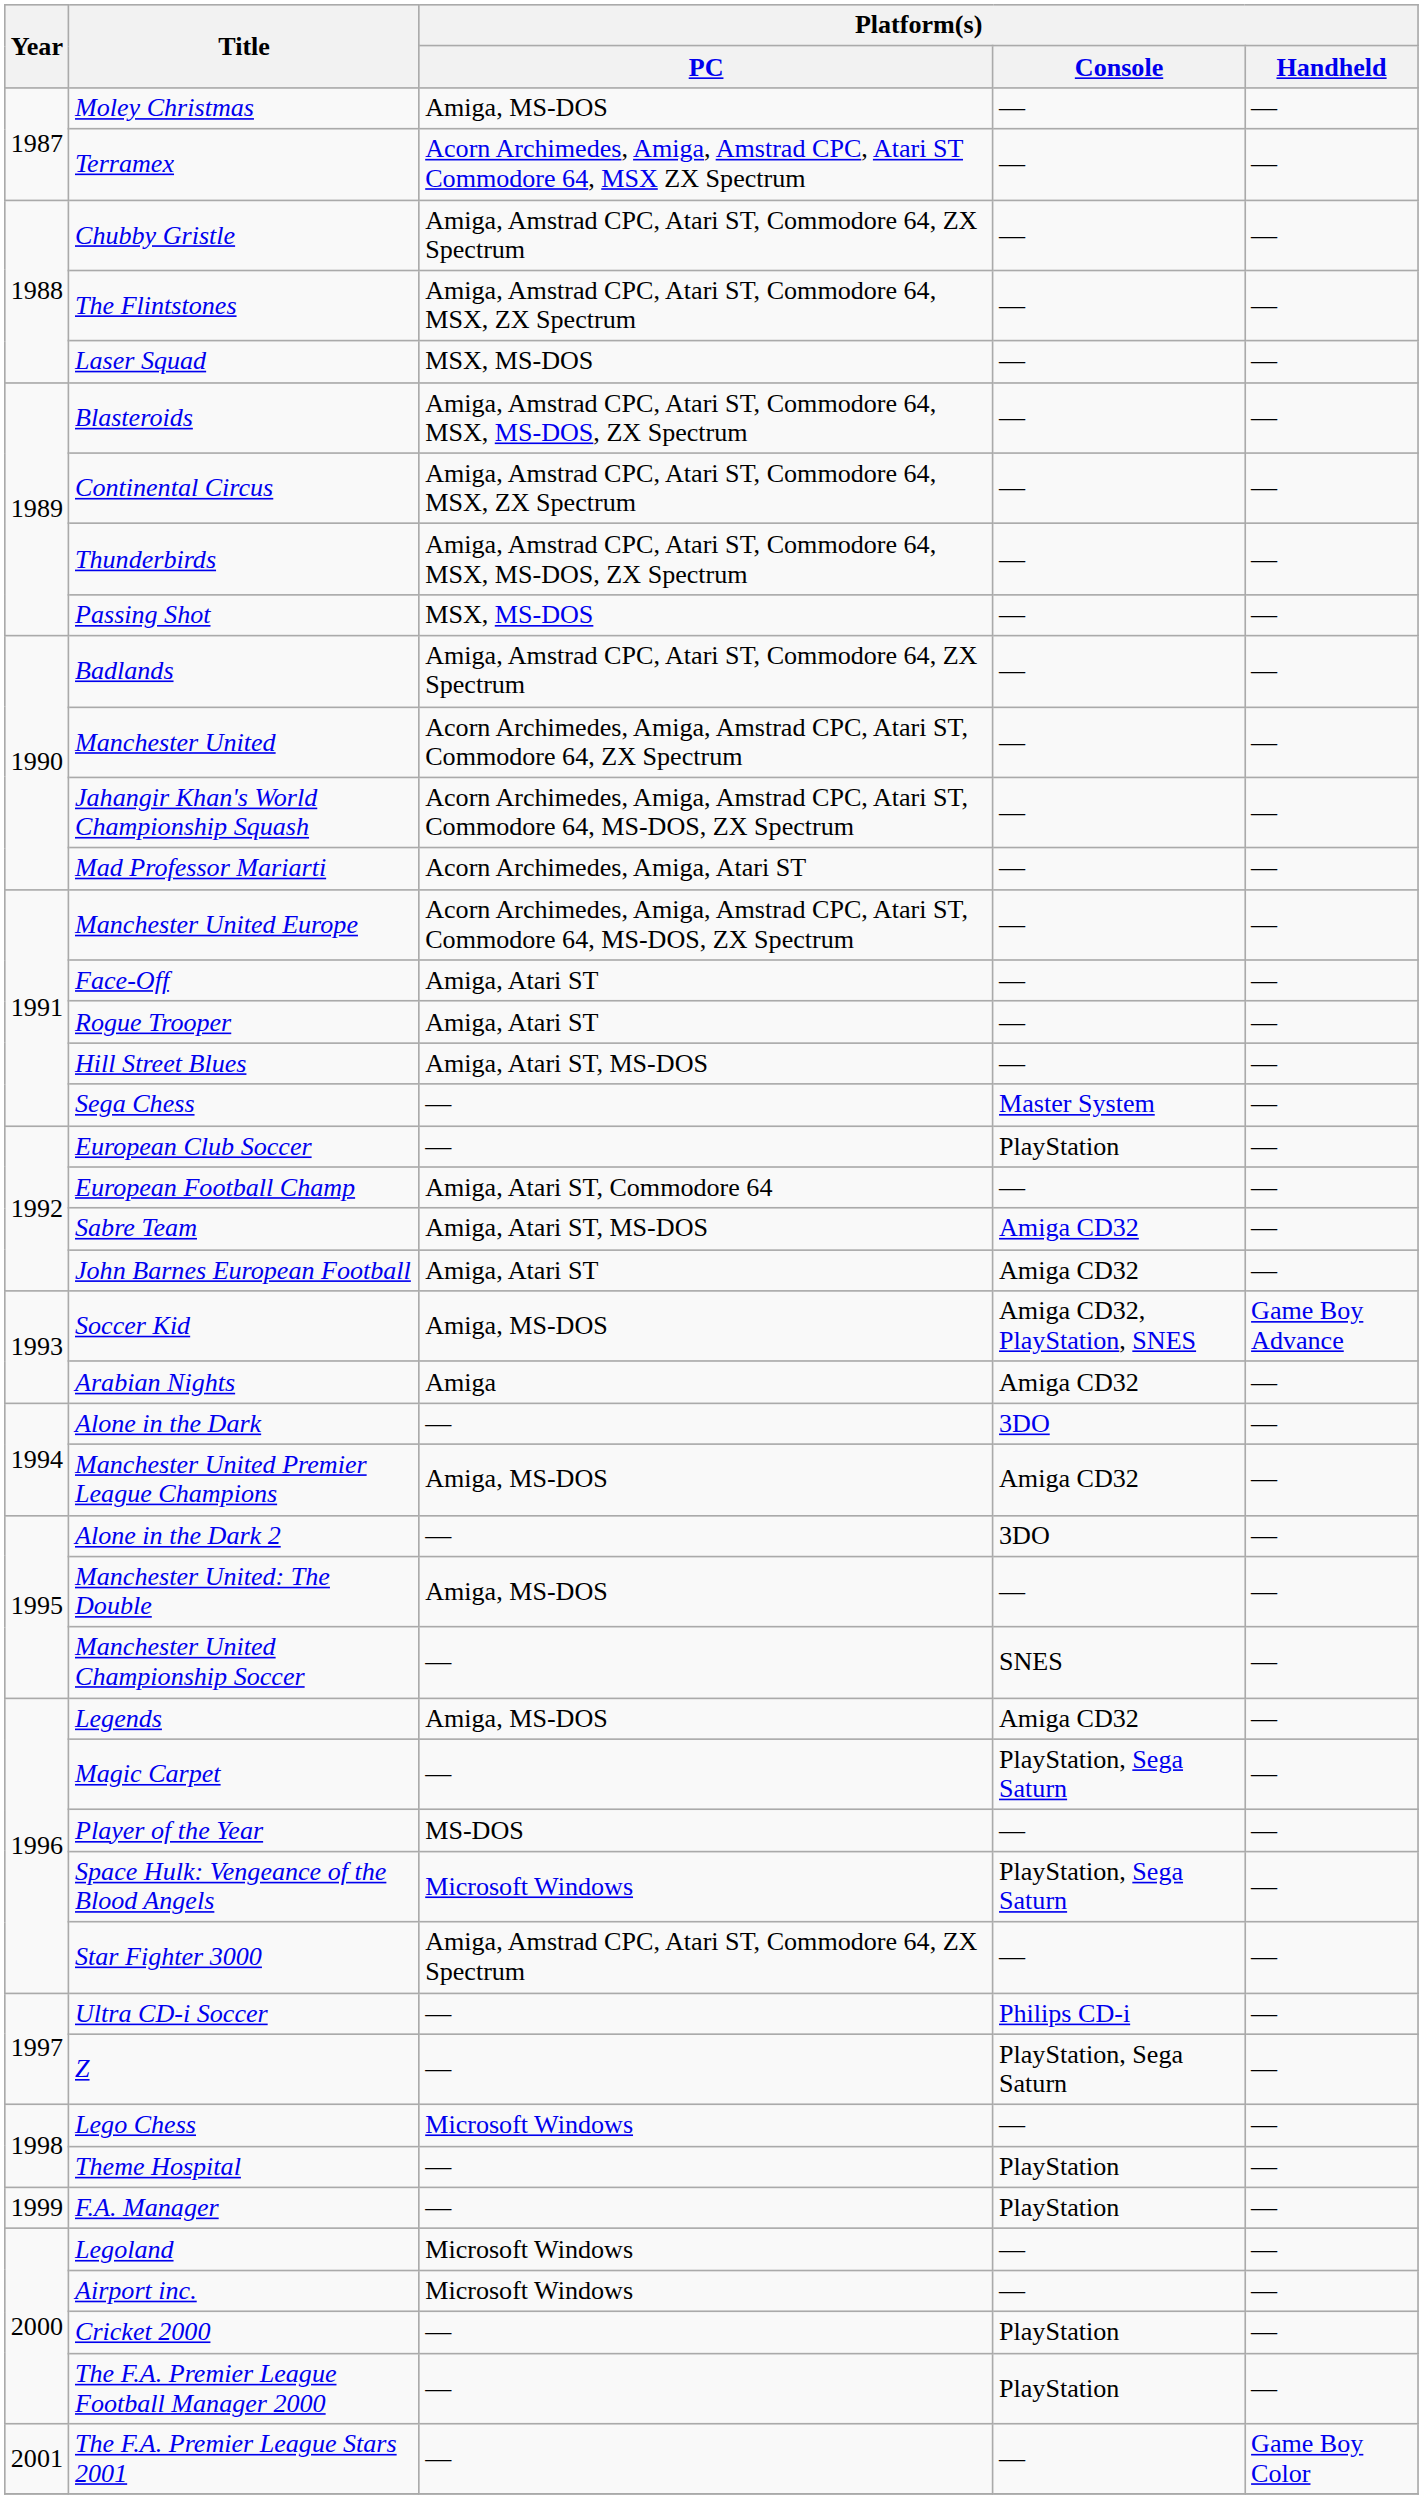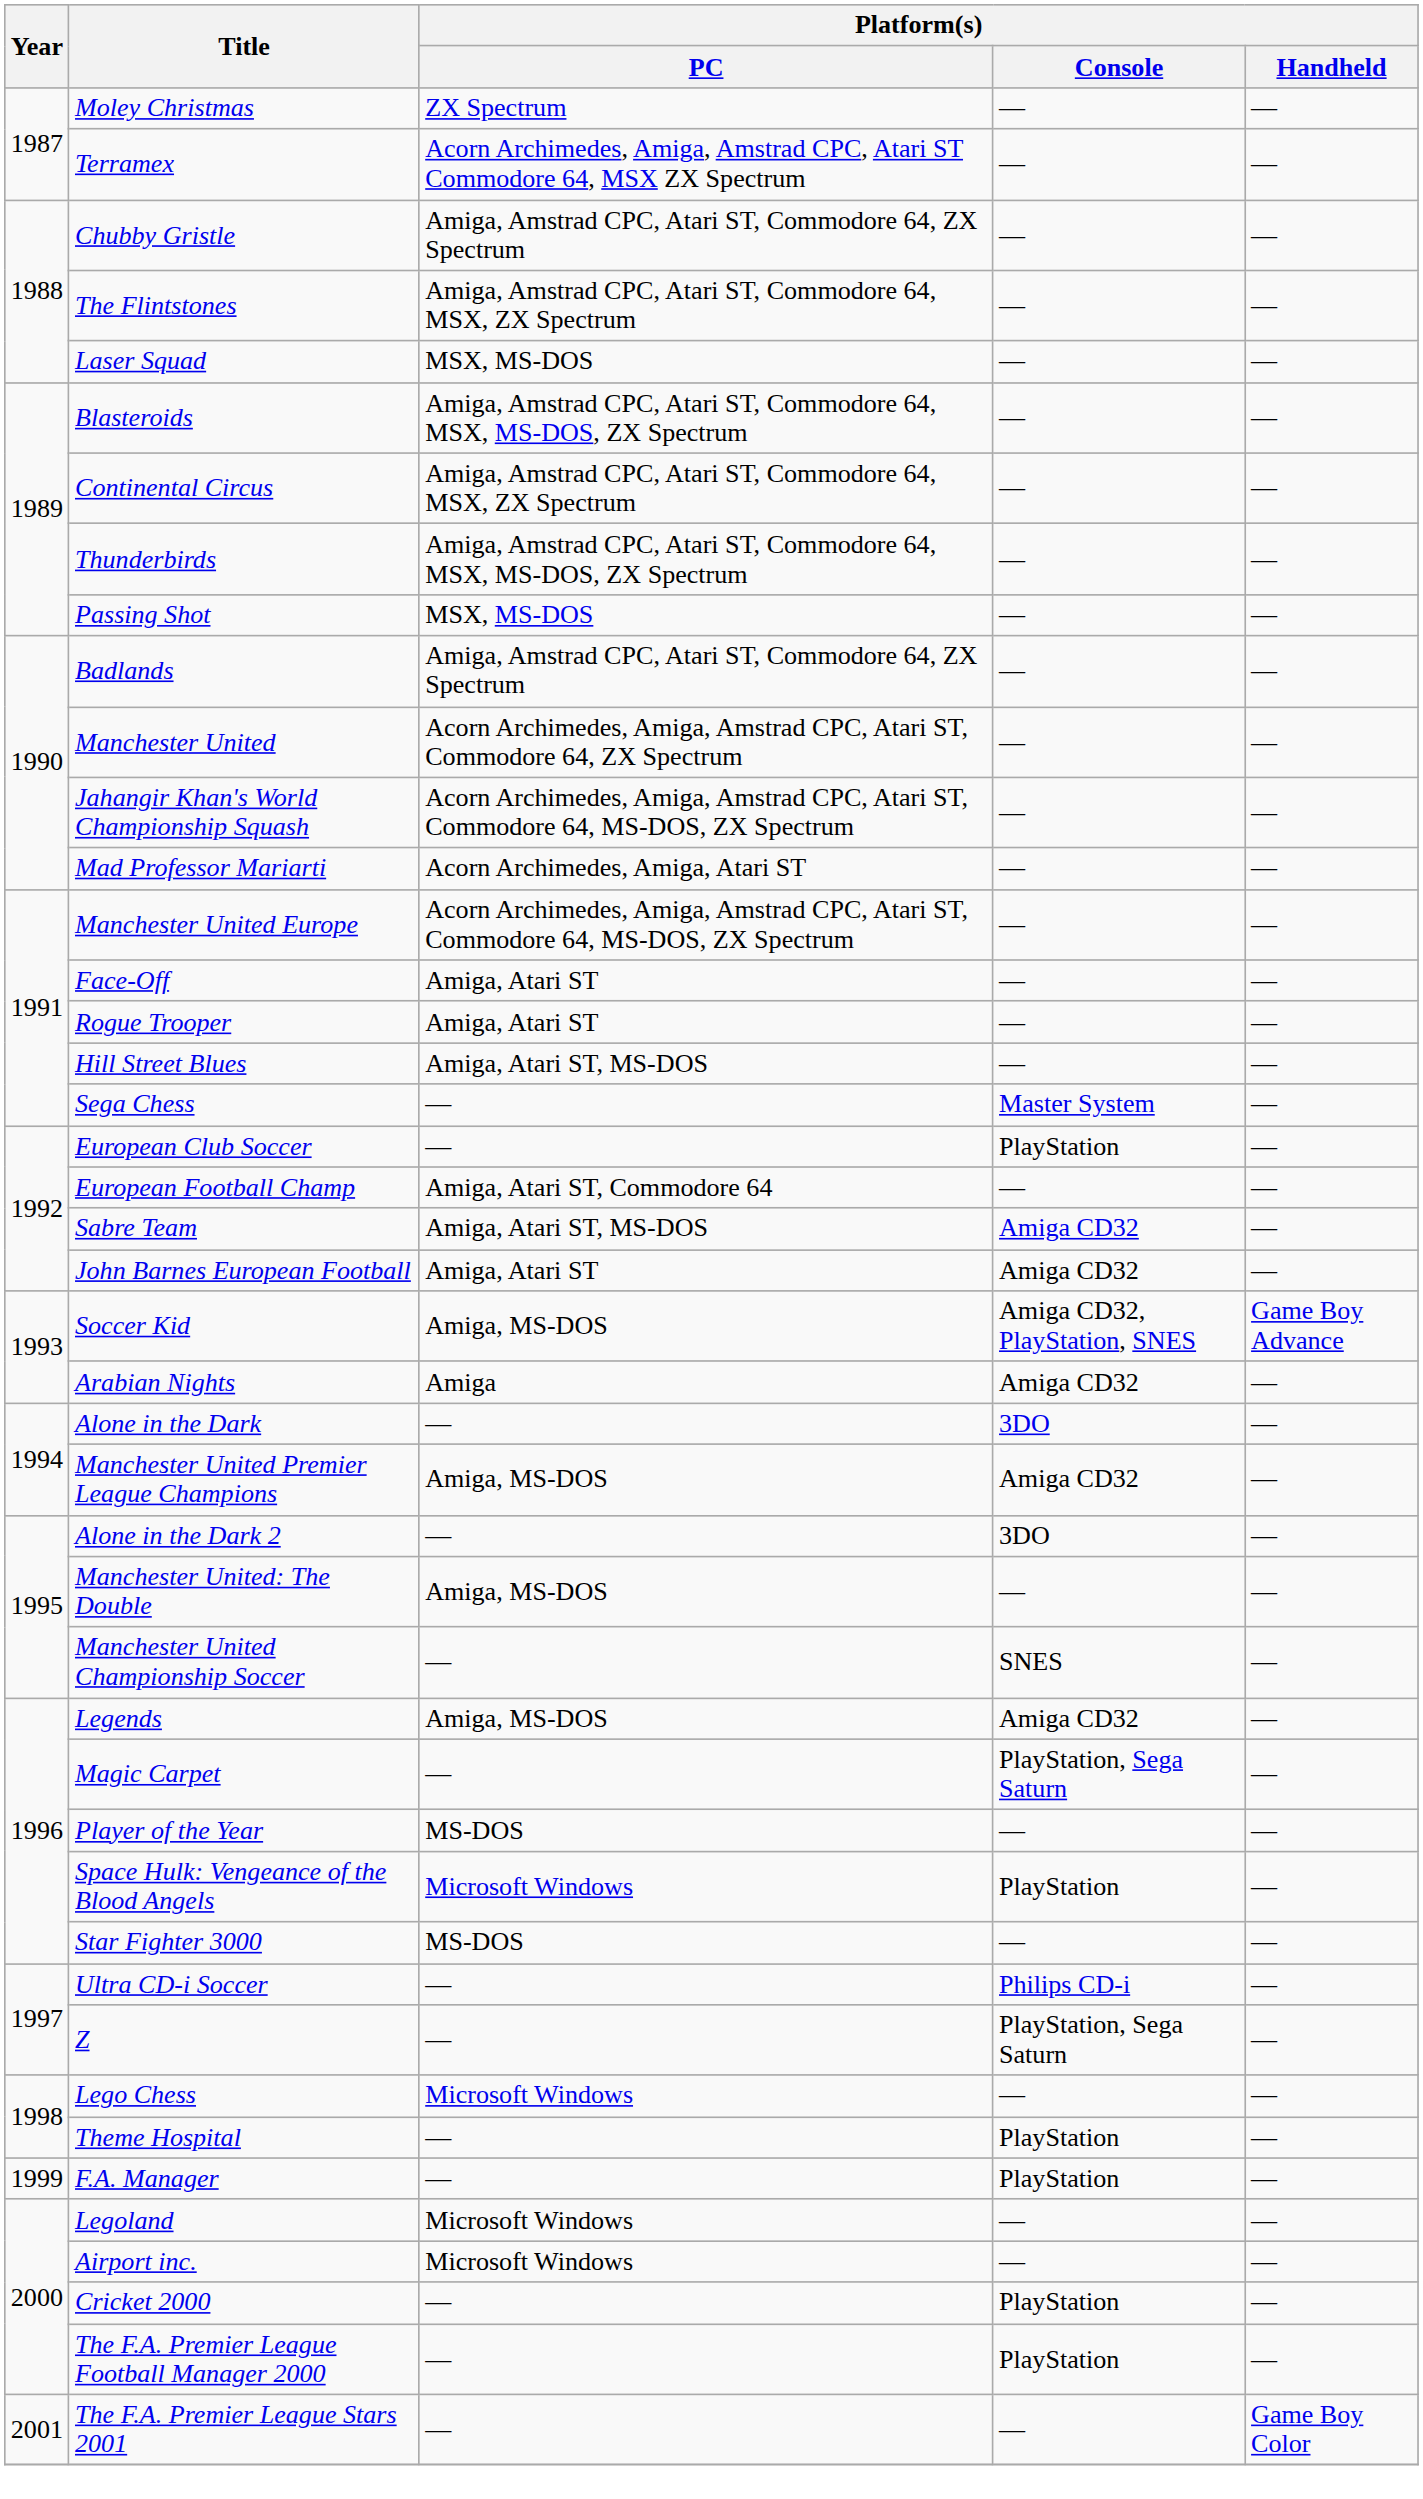(516, 107) Amiga, MS-DOS -> (496, 107) ZX Spectrum
(1091, 1886) PlayStation, Sega Saturn -> (1059, 1886) PlayStation
(701, 1956) Amiga, Amstrad CPC, Atari ST, Commodore 64, ZX Spectrum -> (474, 1942) MS-DOS
